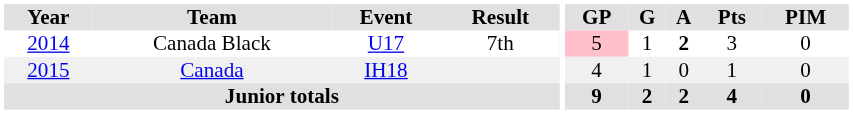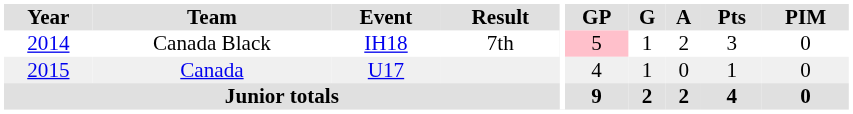(386, 43) U17 -> (386, 43) IH18
(684, 43) bold -> (684, 43) normal
(386, 69) IH18 -> (386, 69) U17
